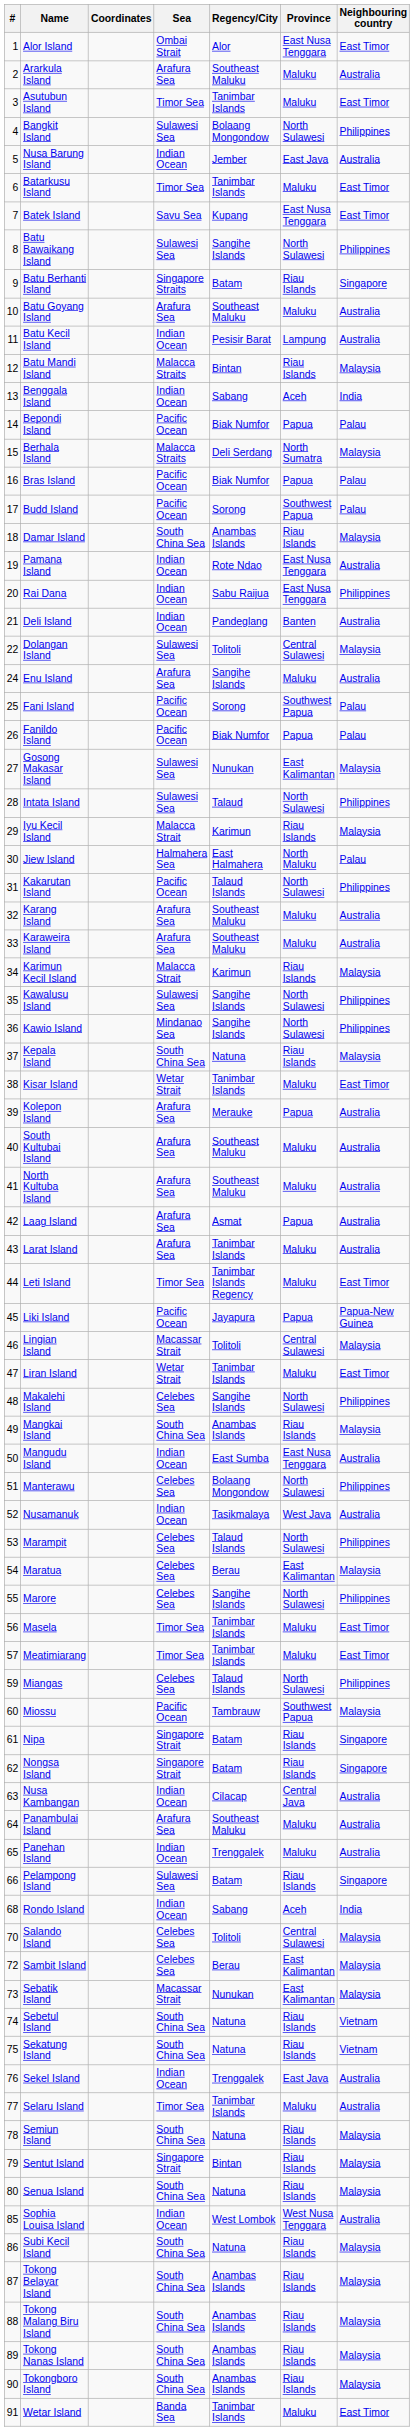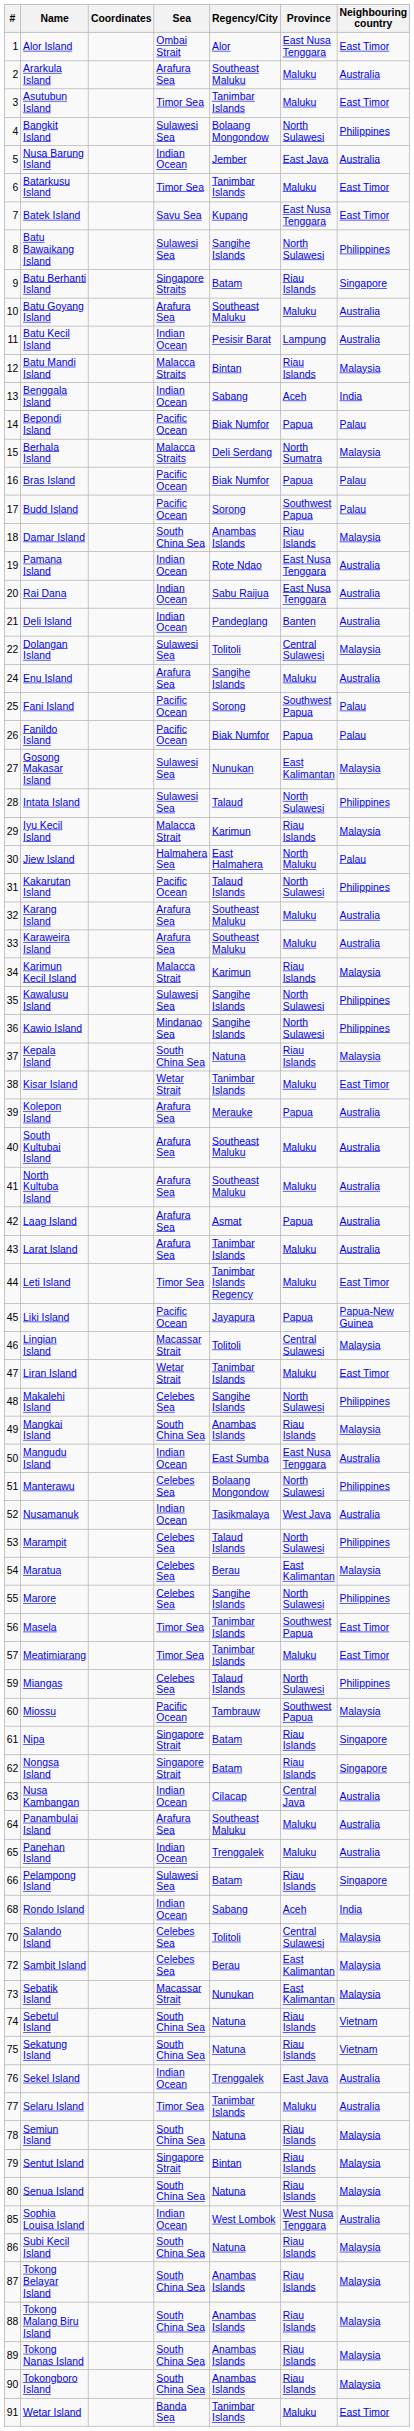(365, 594) Philippines -> (360, 594) Australia
(299, 1627) Maluku -> (307, 1627) Southwest Papua
